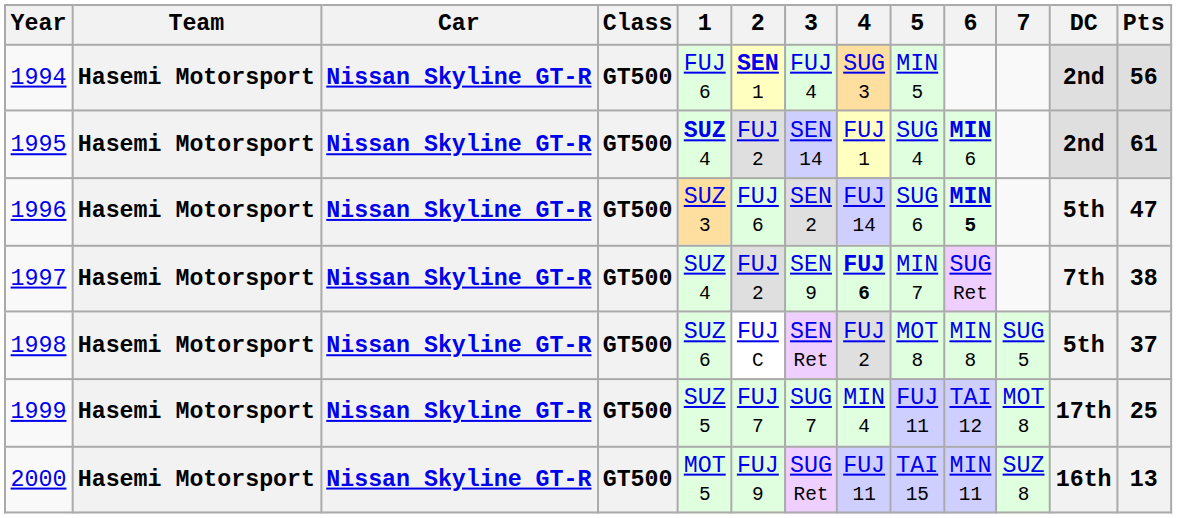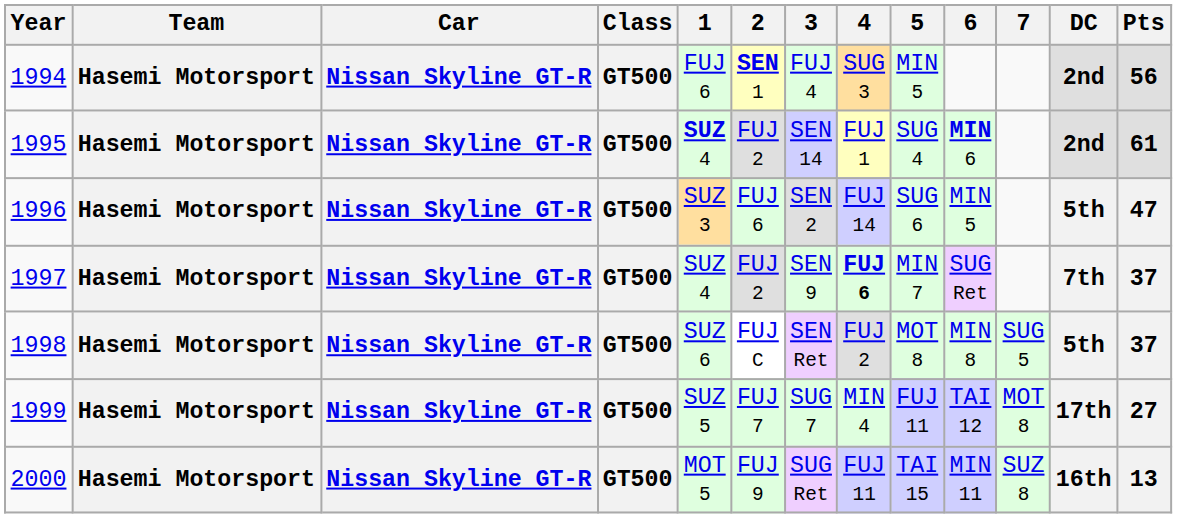(970, 211) bold -> (970, 210) normal
(1144, 278) 38 -> (1144, 278) 37
(1144, 412) 25 -> (1144, 412) 27
